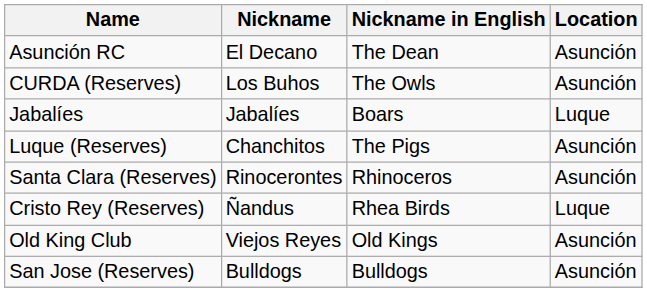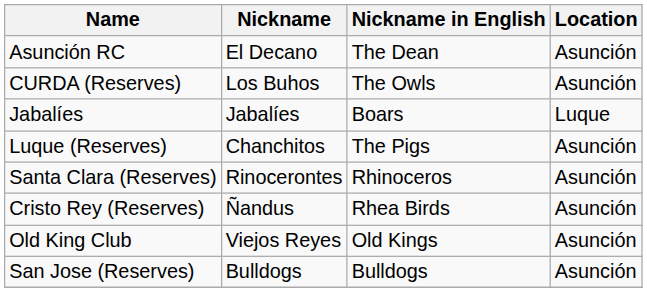(582, 209) Luque -> (596, 209) Asunción
